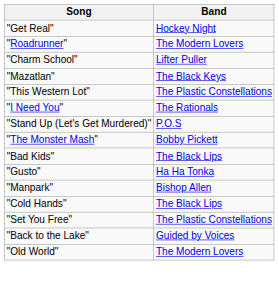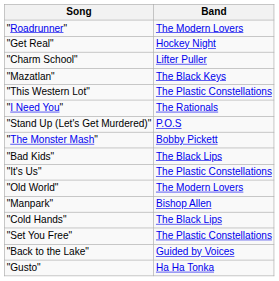rows swapped: (37, 44) <-> (30, 28)
+ row: (24, 172)
rows swapped: (24, 172) <-> (33, 252)
